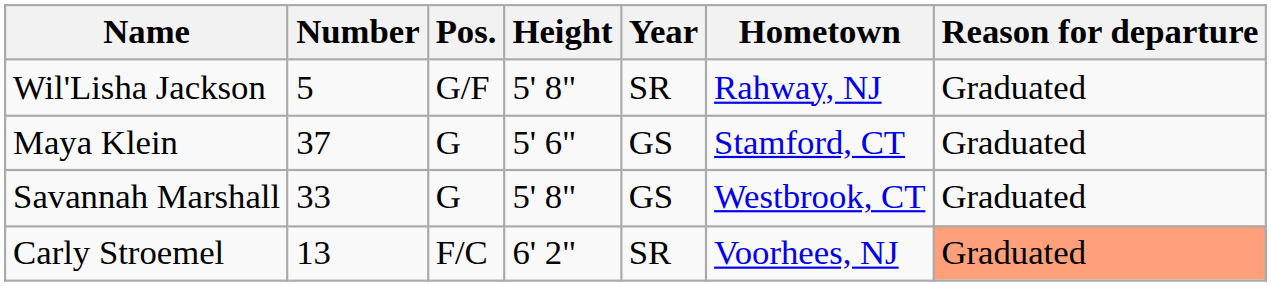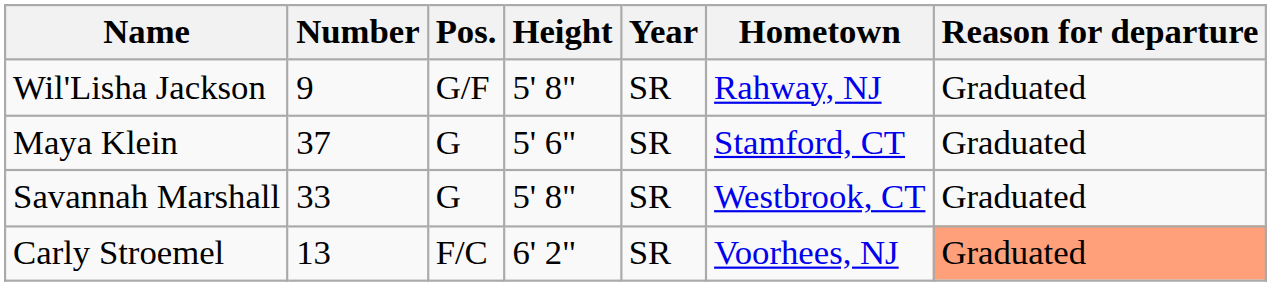(305, 87) 5 -> (305, 87) 9
(651, 142) GS -> (650, 142) SR
(651, 197) GS -> (650, 197) SR
